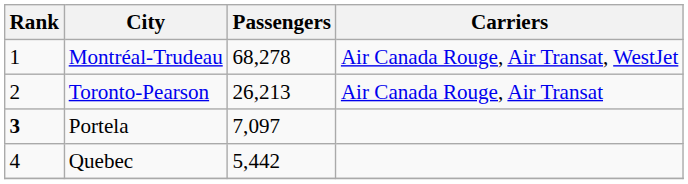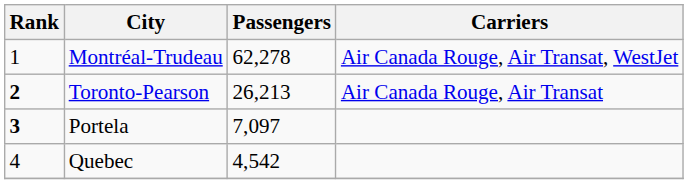(262, 56) 68,278 -> (262, 56) 62,278
(15, 91) normal -> (15, 91) bold
(256, 161) 5,442 -> (256, 161) 4,542
